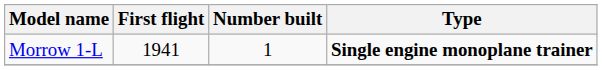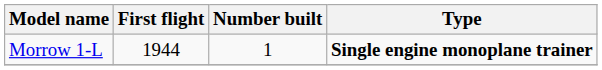(161, 49) 1941 -> (161, 49) 1944
